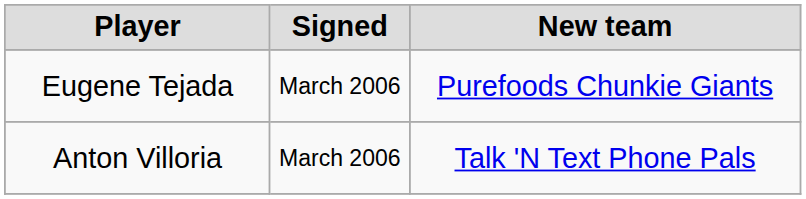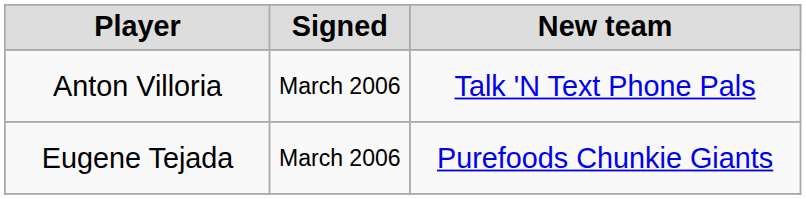rows swapped: (138, 86) <-> (138, 158)
